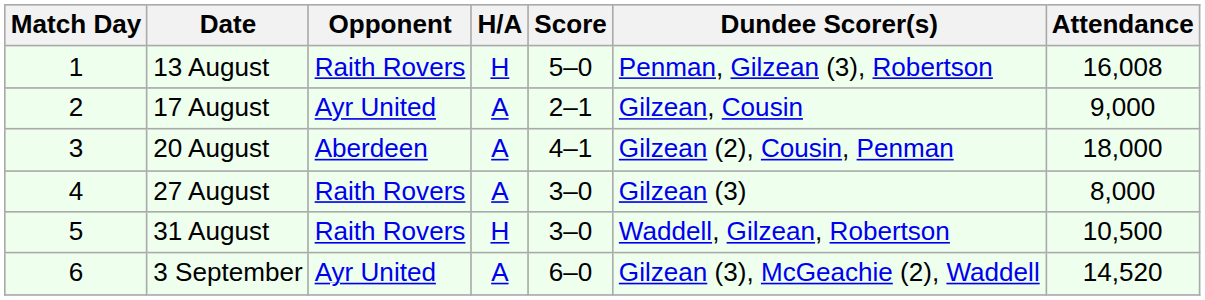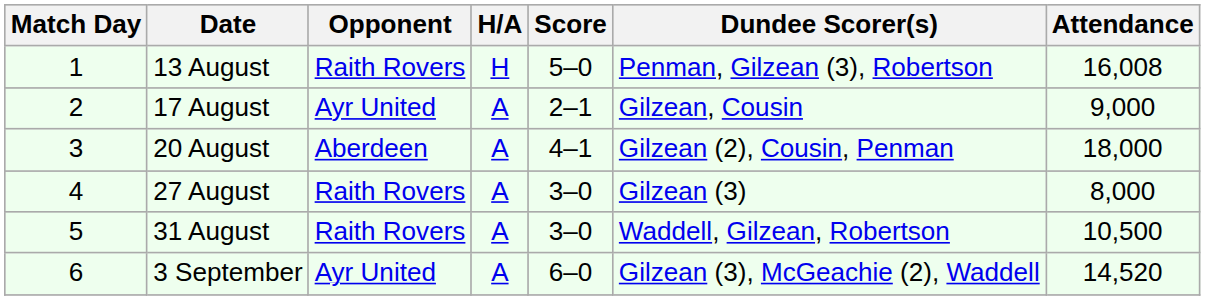(500, 231) H -> (500, 231) A
